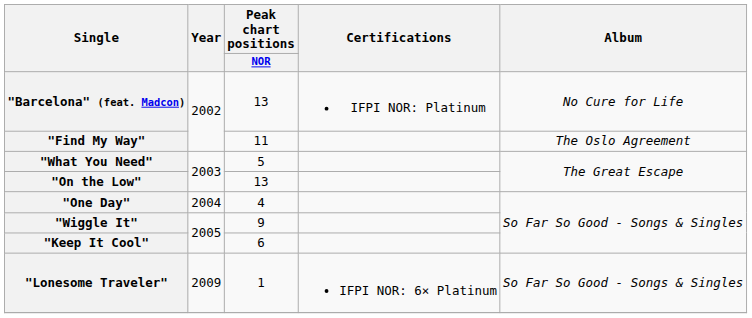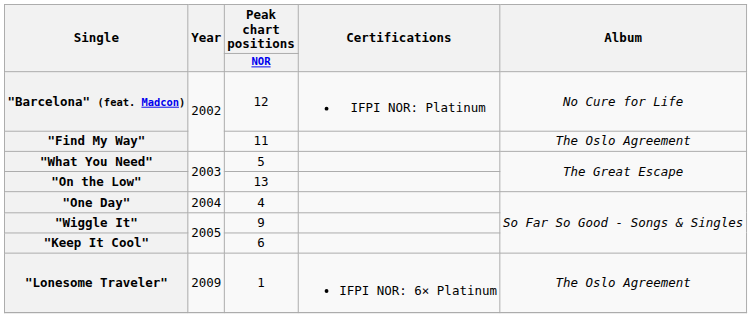(261, 101) 13 -> (261, 101) 12
(623, 283) So Far So Good - Songs & Singles -> (623, 283) The Oslo Agreement
